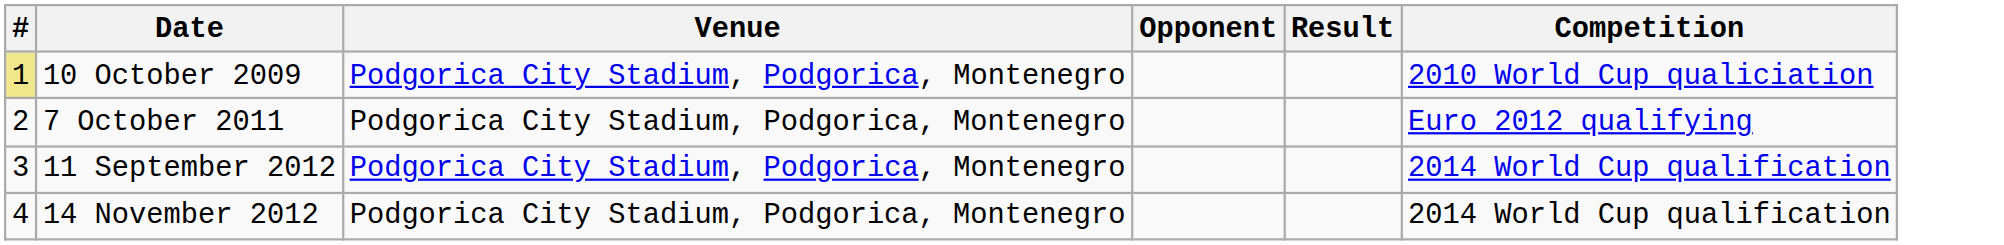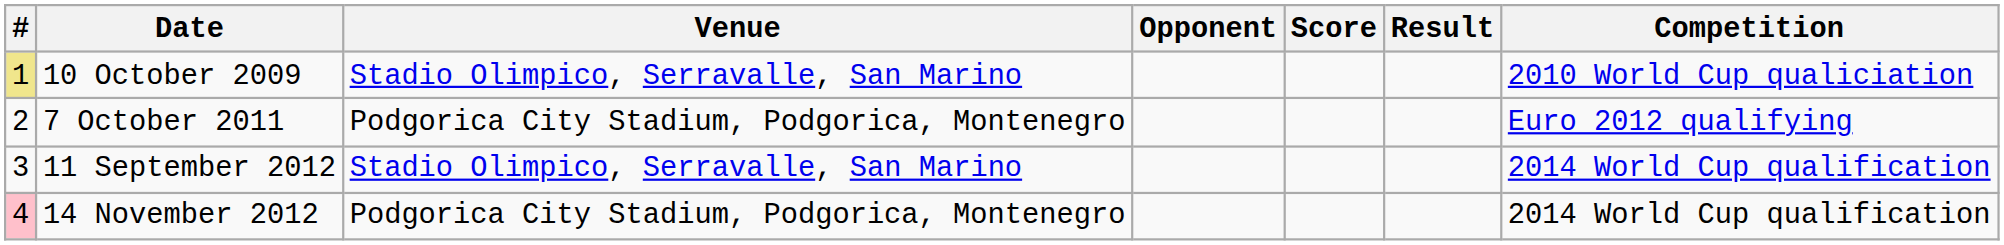+ column: (1334, 29)
(738, 75) Podgorica City Stadium, Podgorica, Montenegro -> (686, 75) Stadio Olimpico, Serravalle, San Marino
(738, 169) Podgorica City Stadium, Podgorica, Montenegro -> (686, 169) Stadio Olimpico, Serravalle, San Marino
(21, 216) no background -> (21, 216) pink background
